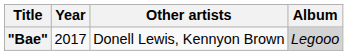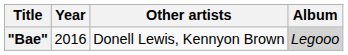(71, 38) 2017 -> (71, 38) 2016
